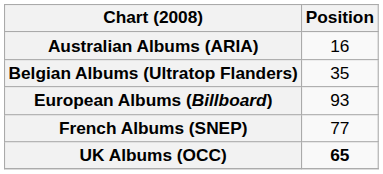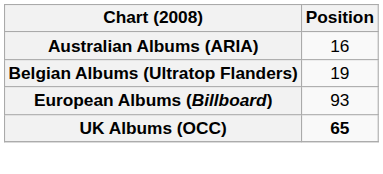(340, 73) 35 -> (340, 73) 19
- row: (153, 127)
